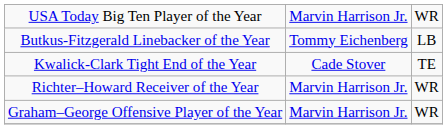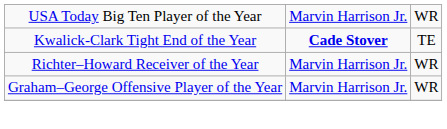- row: (145, 40)
(348, 64) normal -> (348, 40) bold
